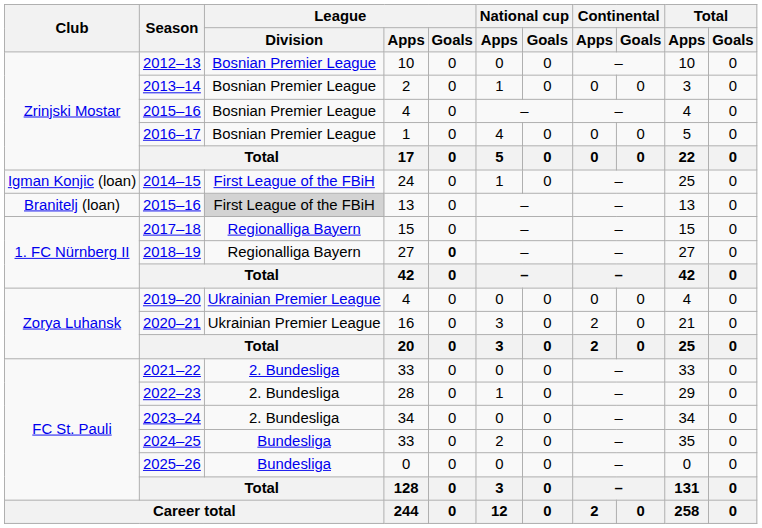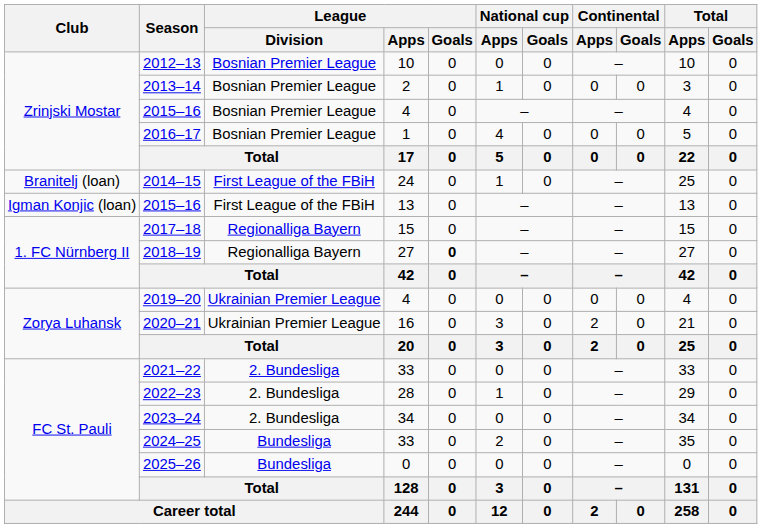(72, 181) Igman Konjic (loan) -> (72, 181) Branitelj (loan)
(72, 205) Branitelj (loan) -> (72, 205) Igman Konjic (loan)
(294, 205) lightgrey background -> (294, 205) no background
